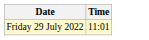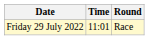+ column: (128, 12)
